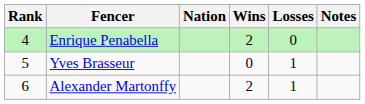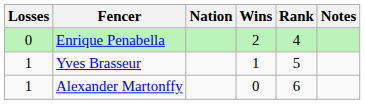columns swapped: (25, 16) <-> (293, 16)
(249, 63) 0 -> (256, 63) 1
(249, 87) 2 -> (256, 87) 0
